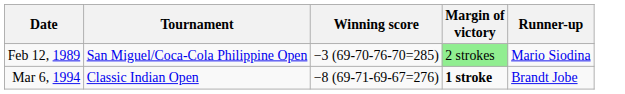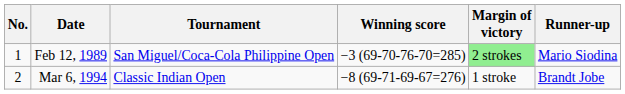+ column: (18, 24)
(469, 78) bold -> (494, 78) normal
